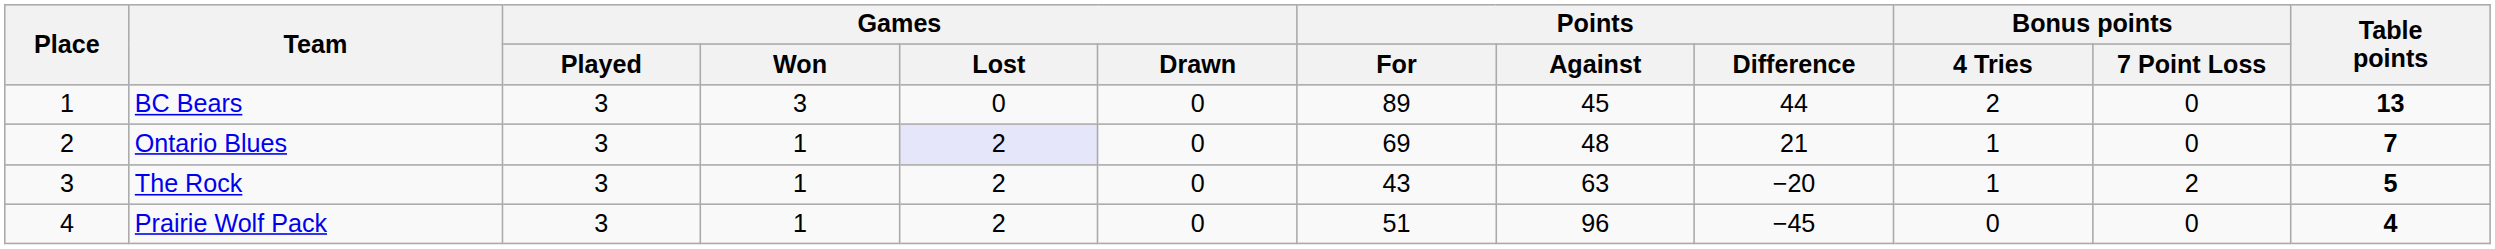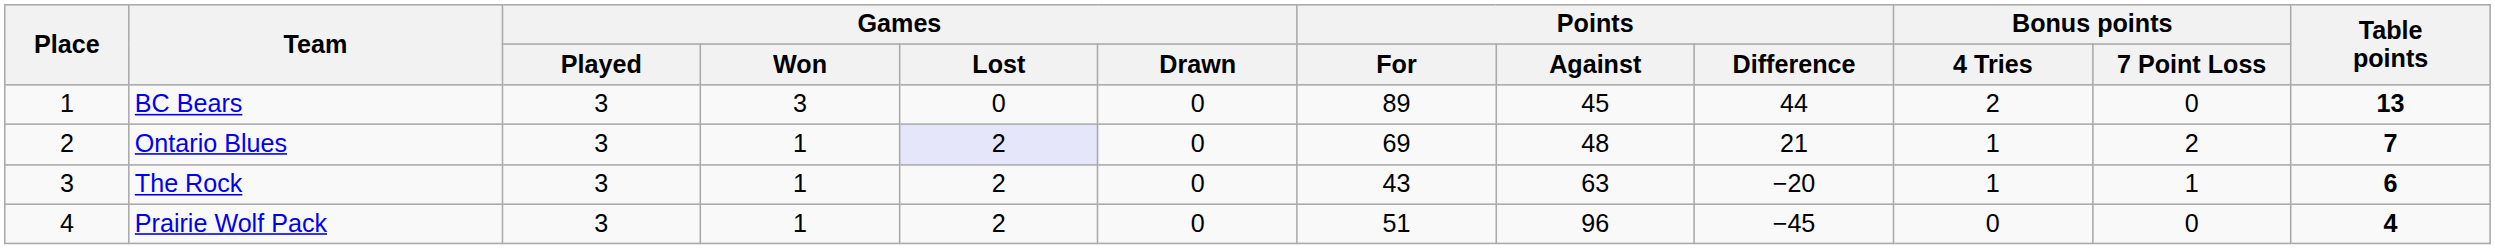(2192, 143) 0 -> (2192, 143) 2
(2192, 183) 2 -> (2192, 183) 1
(2391, 183) 5 -> (2391, 183) 6
